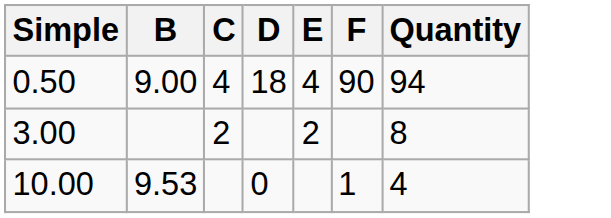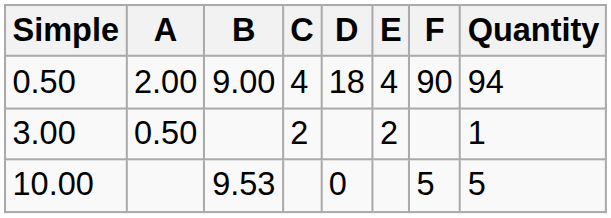+ column: (166, 30)
(398, 133) 8 -> (477, 133) 1
(347, 184) 1 -> (426, 184) 5
(398, 184) 4 -> (477, 184) 5
